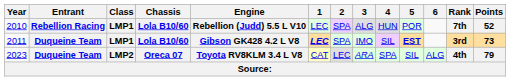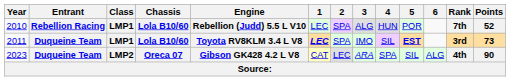(249, 40) Gibson GK428 4.2 L V8 -> (249, 40) Toyota RV8KLM 3.4 L V8
(249, 54) Toyota RV8KLM 3.4 L V8 -> (249, 54) Gibson GK428 4.2 L V8
(489, 54) 79 -> (489, 54) 90
